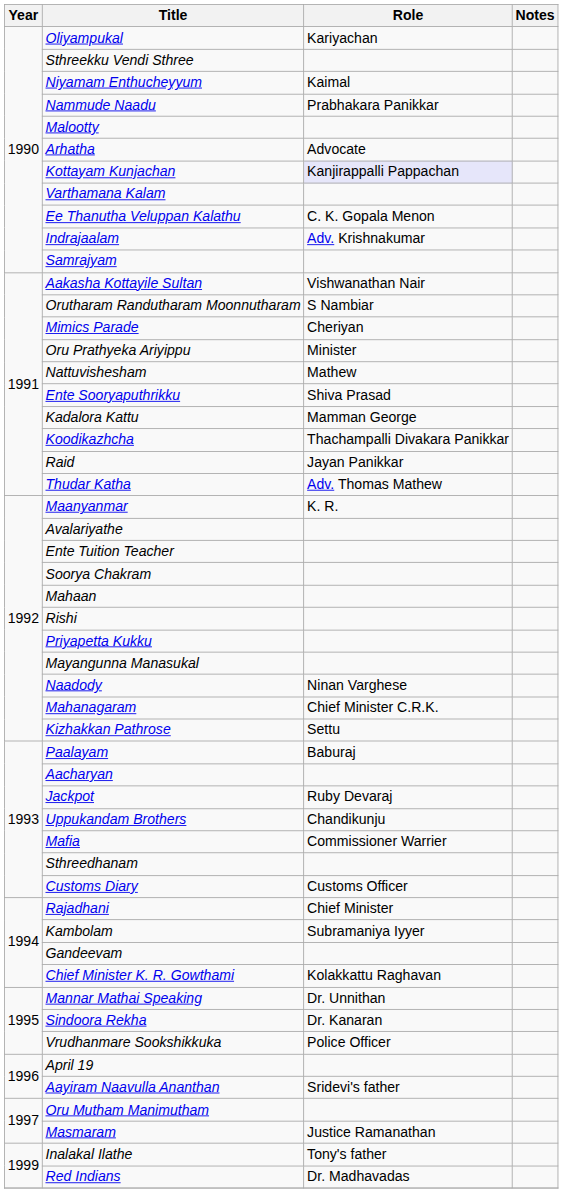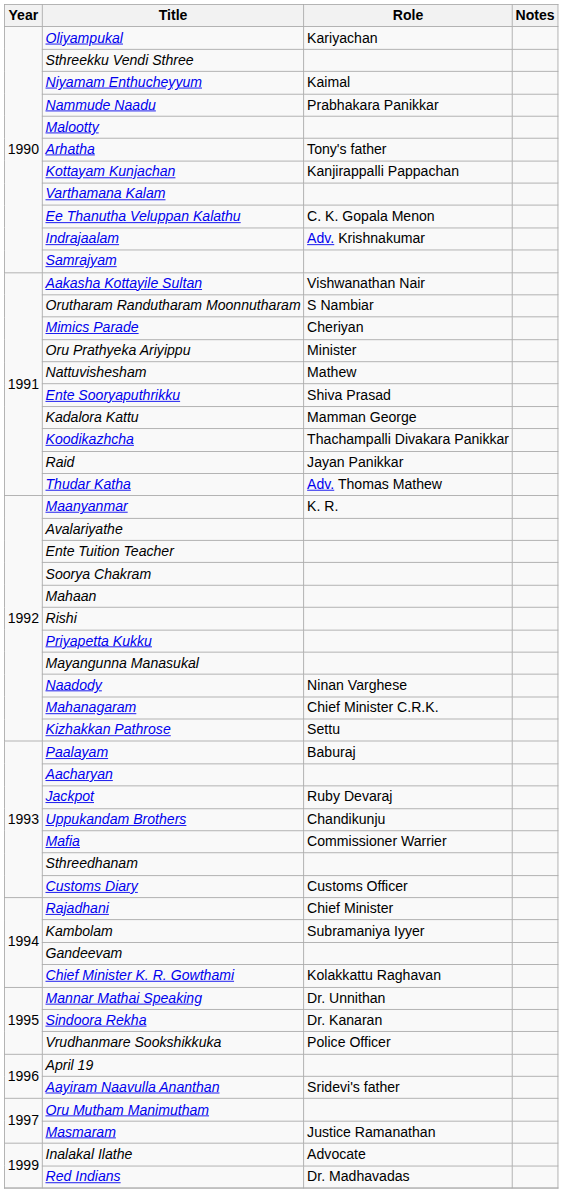(336, 149) Advocate -> (347, 149) Tony's father
(383, 171) lavender background -> (383, 171) no background
(347, 1154) Tony's father -> (336, 1154) Advocate
